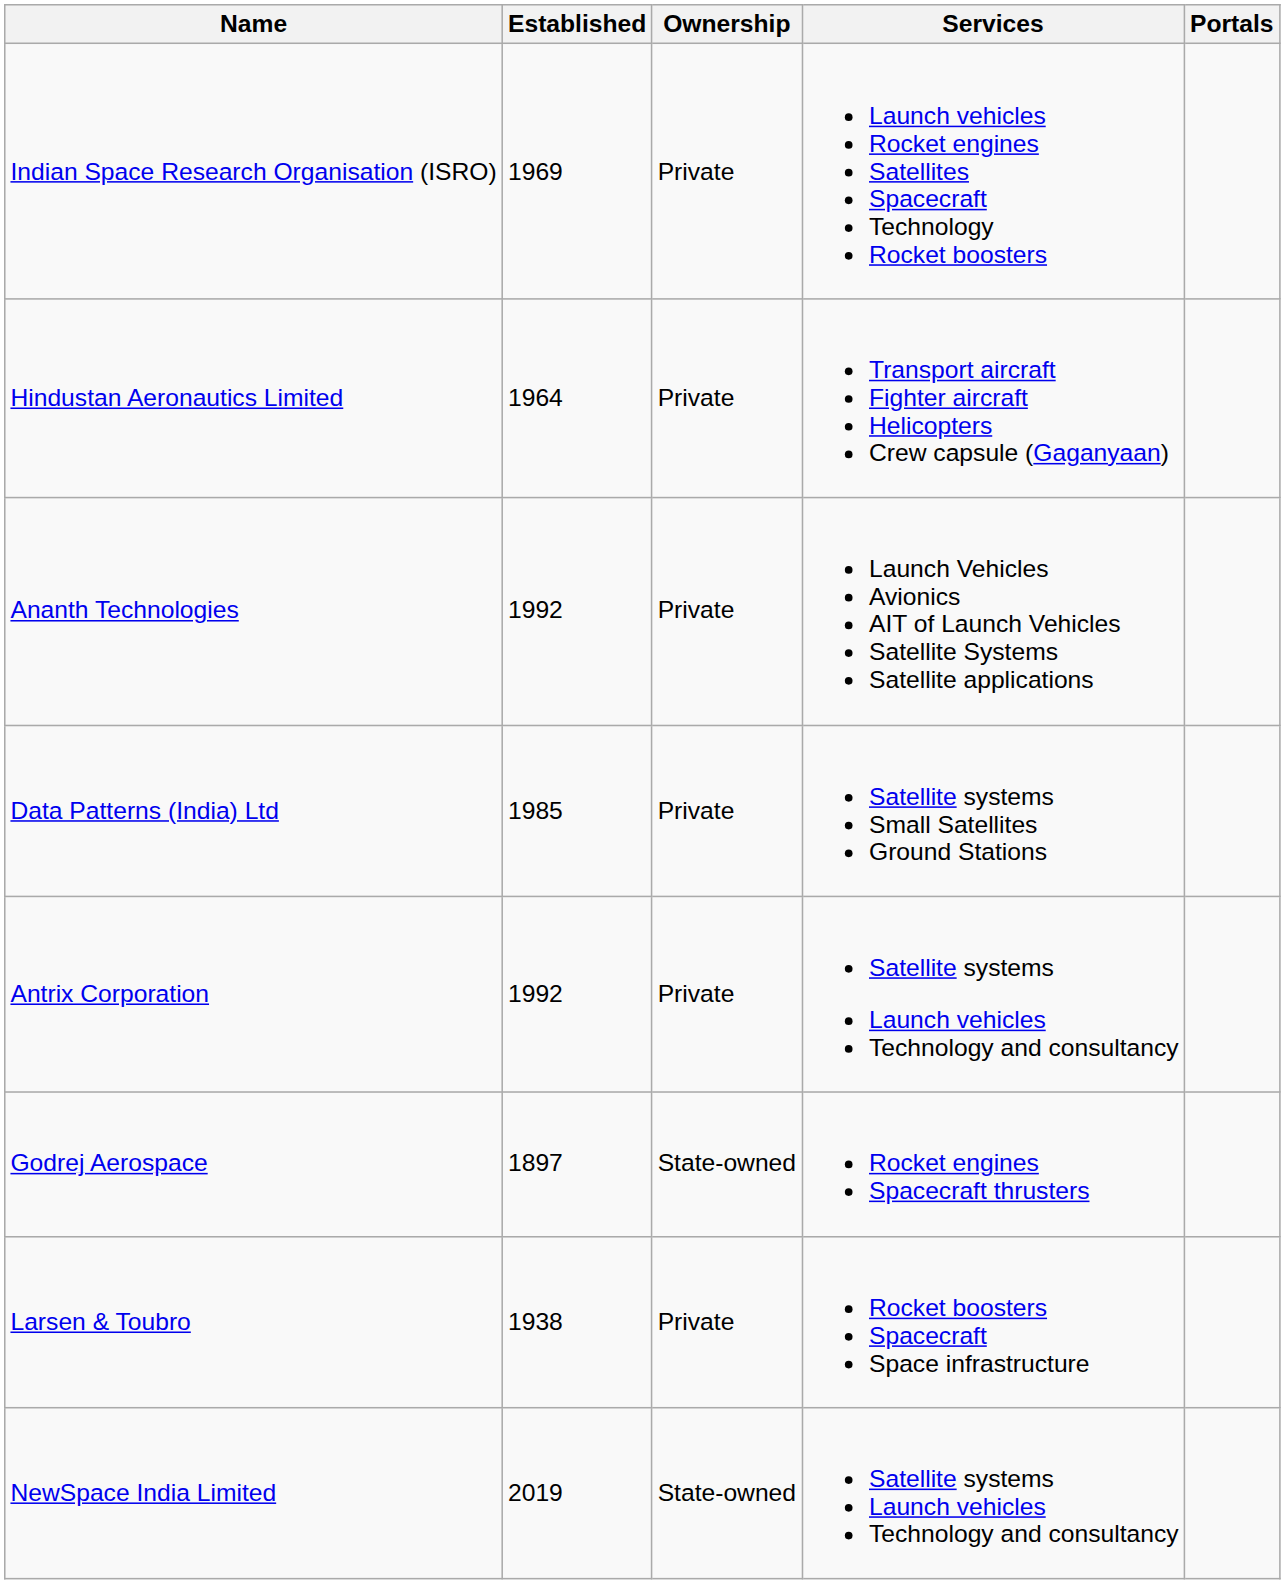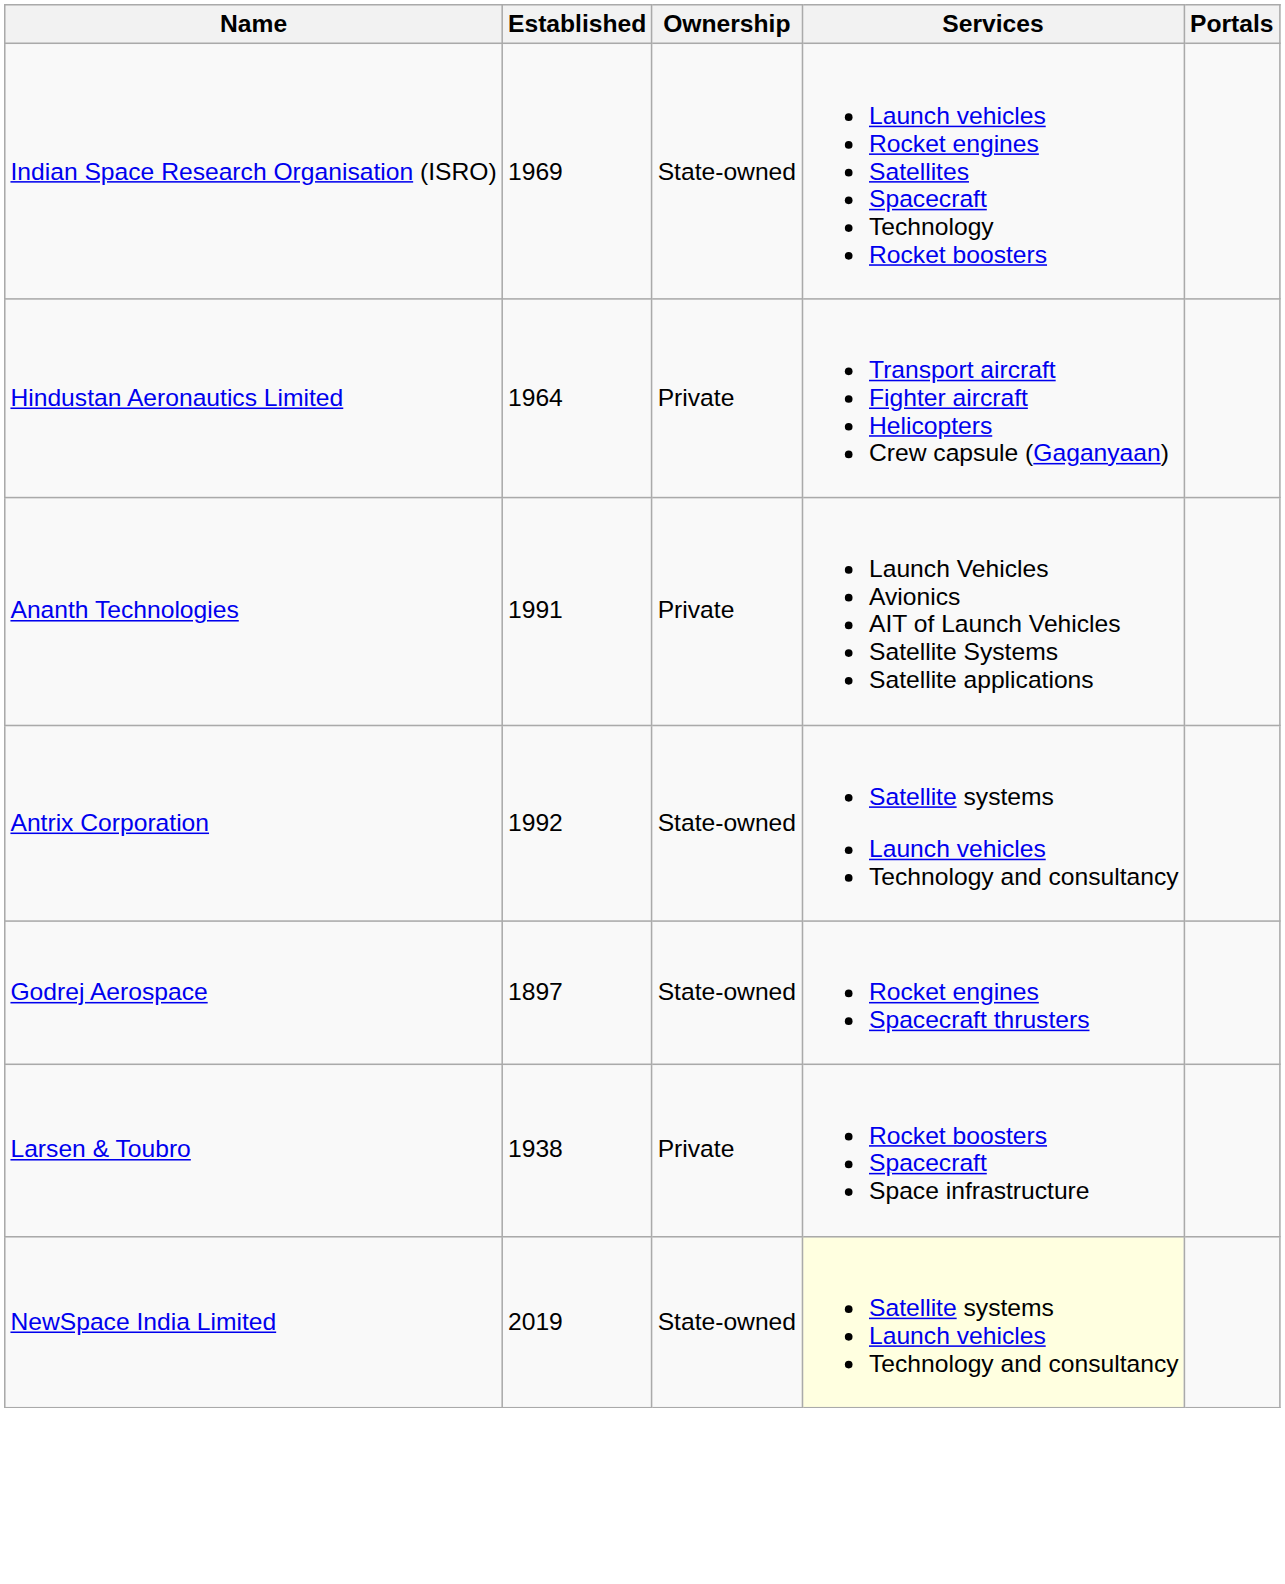(696, 170) Private -> (727, 170) State-owned
(535, 610) 1992 -> (535, 610) 1991
- row: (145, 810)
(696, 994) Private -> (727, 822) State-owned
(993, 1507) no background -> (993, 1336) lightyellow background
